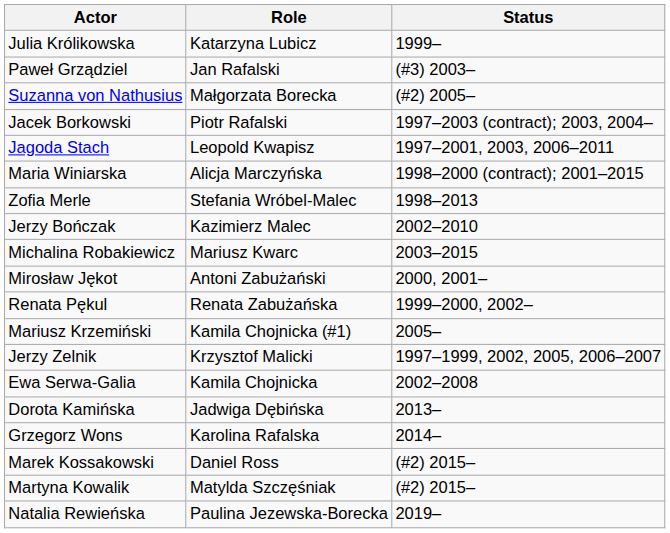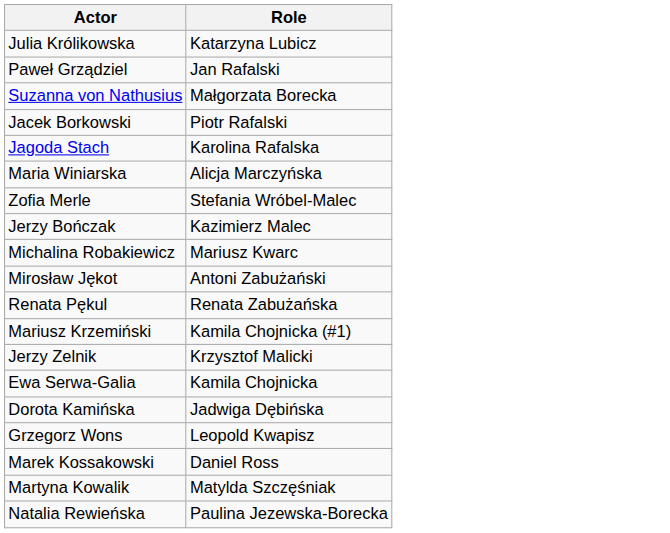- column: (528, 17)
(252, 148) Leopold Kwapisz -> (255, 148) Karolina Rafalska
(255, 435) Karolina Rafalska -> (252, 435) Leopold Kwapisz
